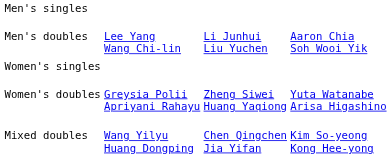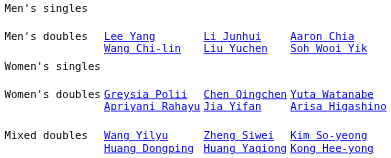(245, 100) Zheng Siwei Huang Yaqiong -> (245, 100) Chen Qingchen Jia Yifan
(245, 142) Chen Qingchen Jia Yifan -> (245, 142) Zheng Siwei Huang Yaqiong
